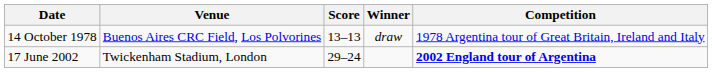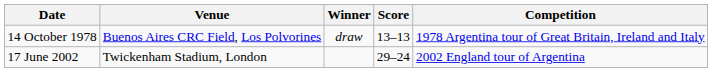columns swapped: (344, 15) <-> (388, 15)
(506, 57) bold -> (500, 57) normal
